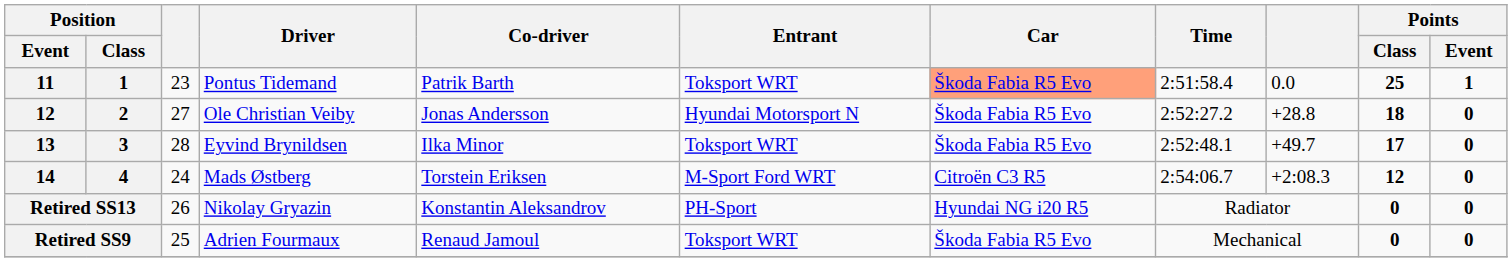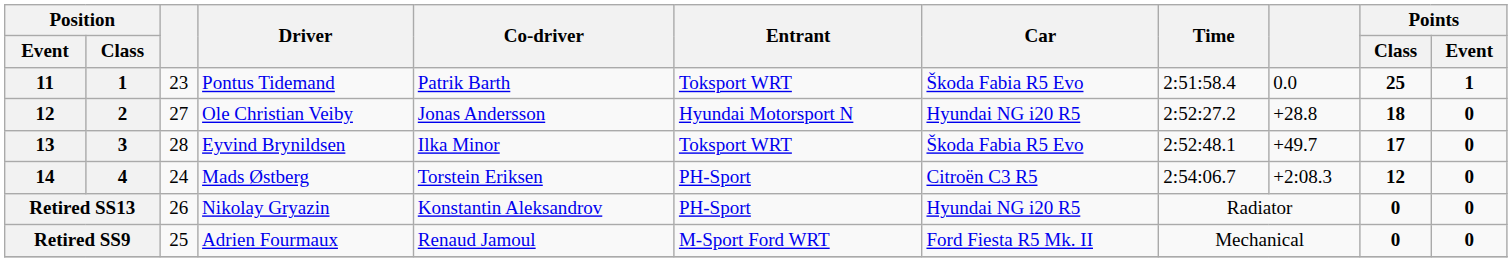(1013, 82) lightsalmon background -> (1005, 82) no background
(1013, 114) Škoda Fabia R5 Evo -> (1003, 114) Hyundai NG i20 R5
(760, 176) M-Sport Ford WRT -> (715, 176) PH-Sport
(741, 239) Toksport WRT -> (754, 239) M-Sport Ford WRT
(1013, 239) Škoda Fabia R5 Evo -> (1010, 239) Ford Fiesta R5 Mk. II
